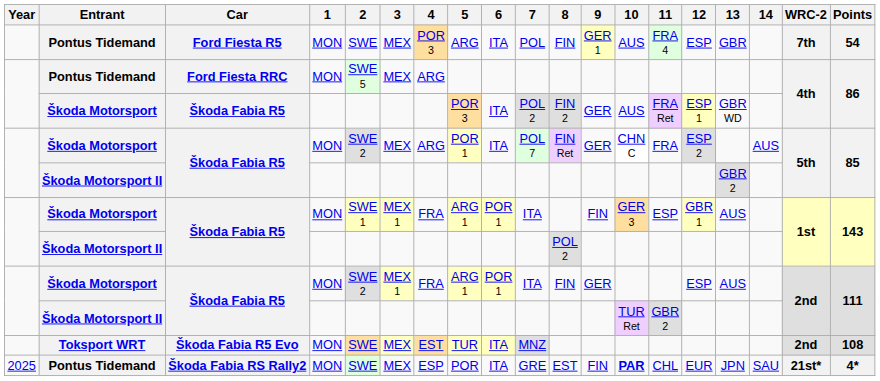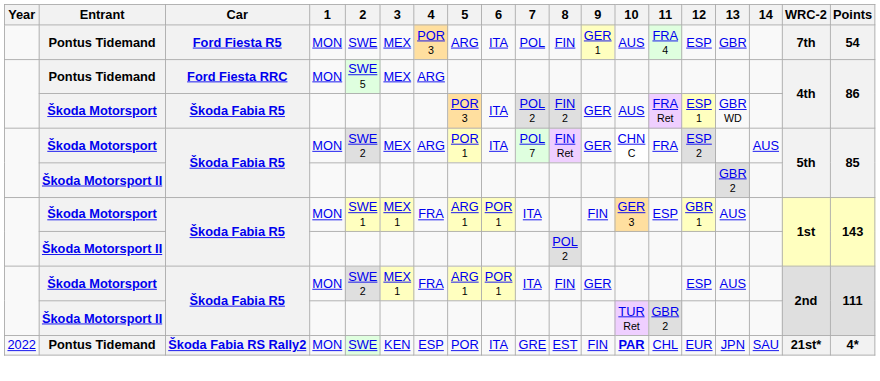- row: (102, 346)
(22, 366) 2025 -> (22, 346) 2022
(397, 366) MEX -> (397, 346) KEN
